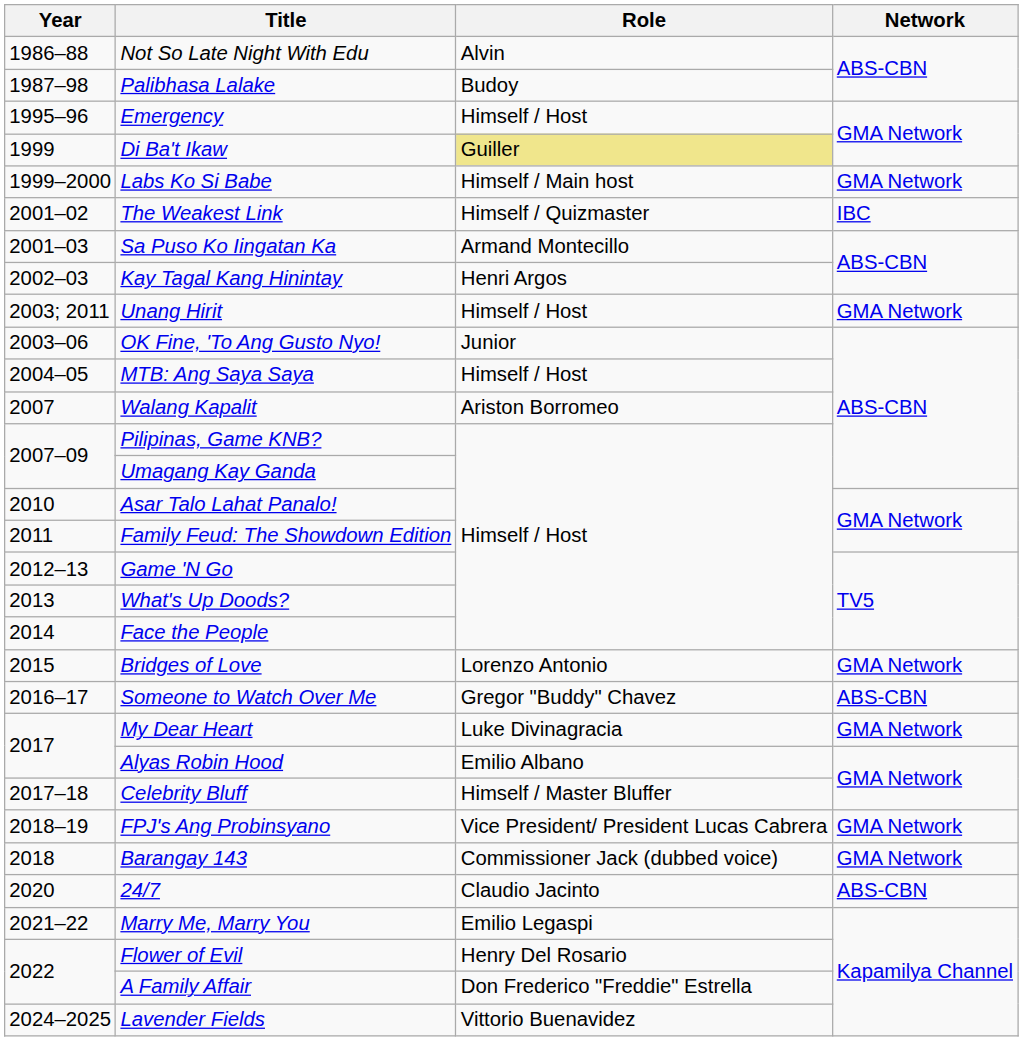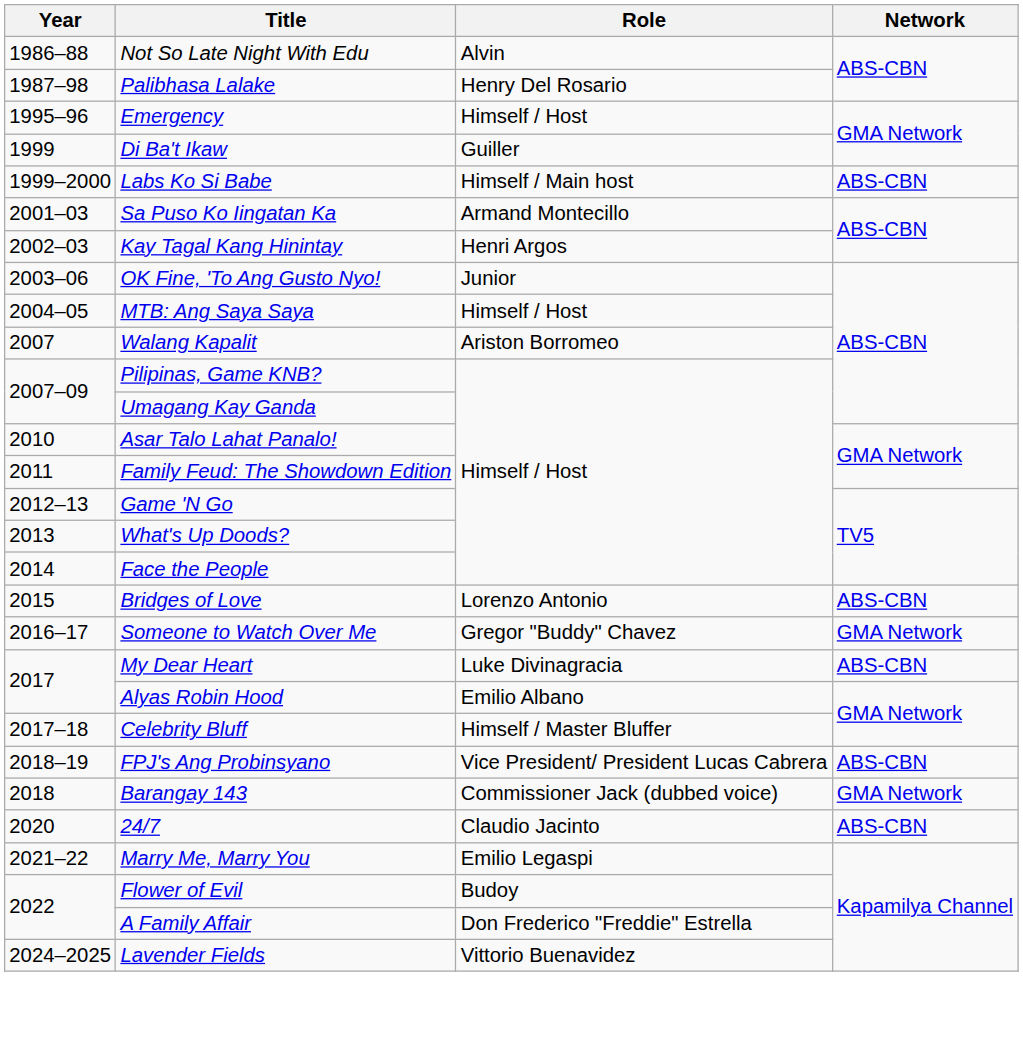(490, 85) Budoy -> (544, 85) Henry Del Rosario
(490, 149) khaki background -> (490, 149) no background
(899, 181) GMA Network -> (882, 181) ABS-CBN
- row: (202, 213)
- row: (171, 310)
(899, 665) GMA Network -> (882, 600) ABS-CBN
(882, 697) ABS-CBN -> (899, 632) GMA Network
(899, 729) GMA Network -> (882, 665) ABS-CBN
(899, 826) GMA Network -> (882, 761) ABS-CBN
(544, 955) Henry Del Rosario -> (490, 890) Budoy
